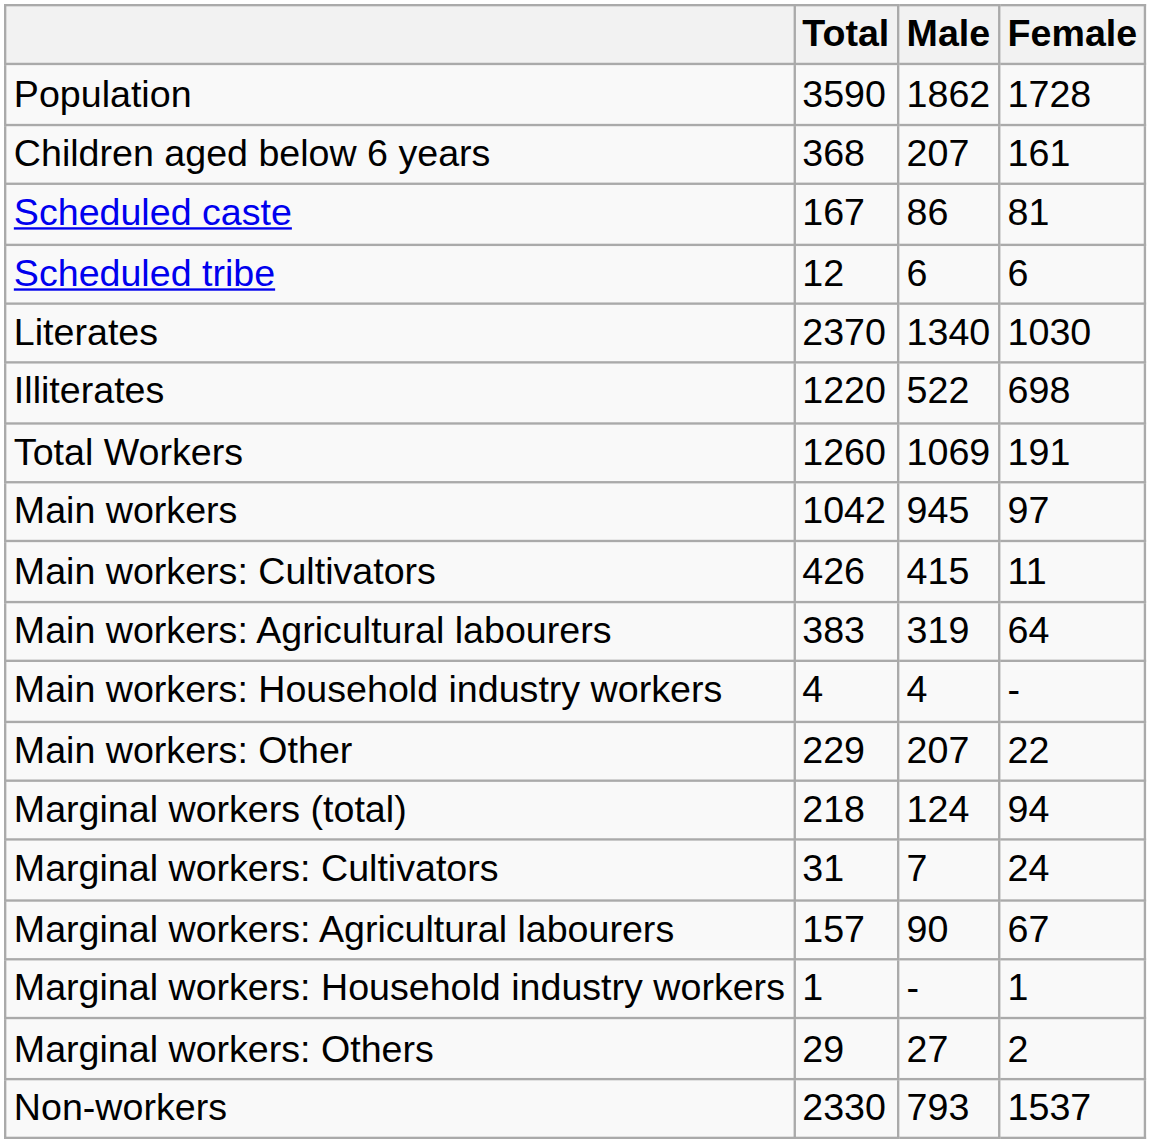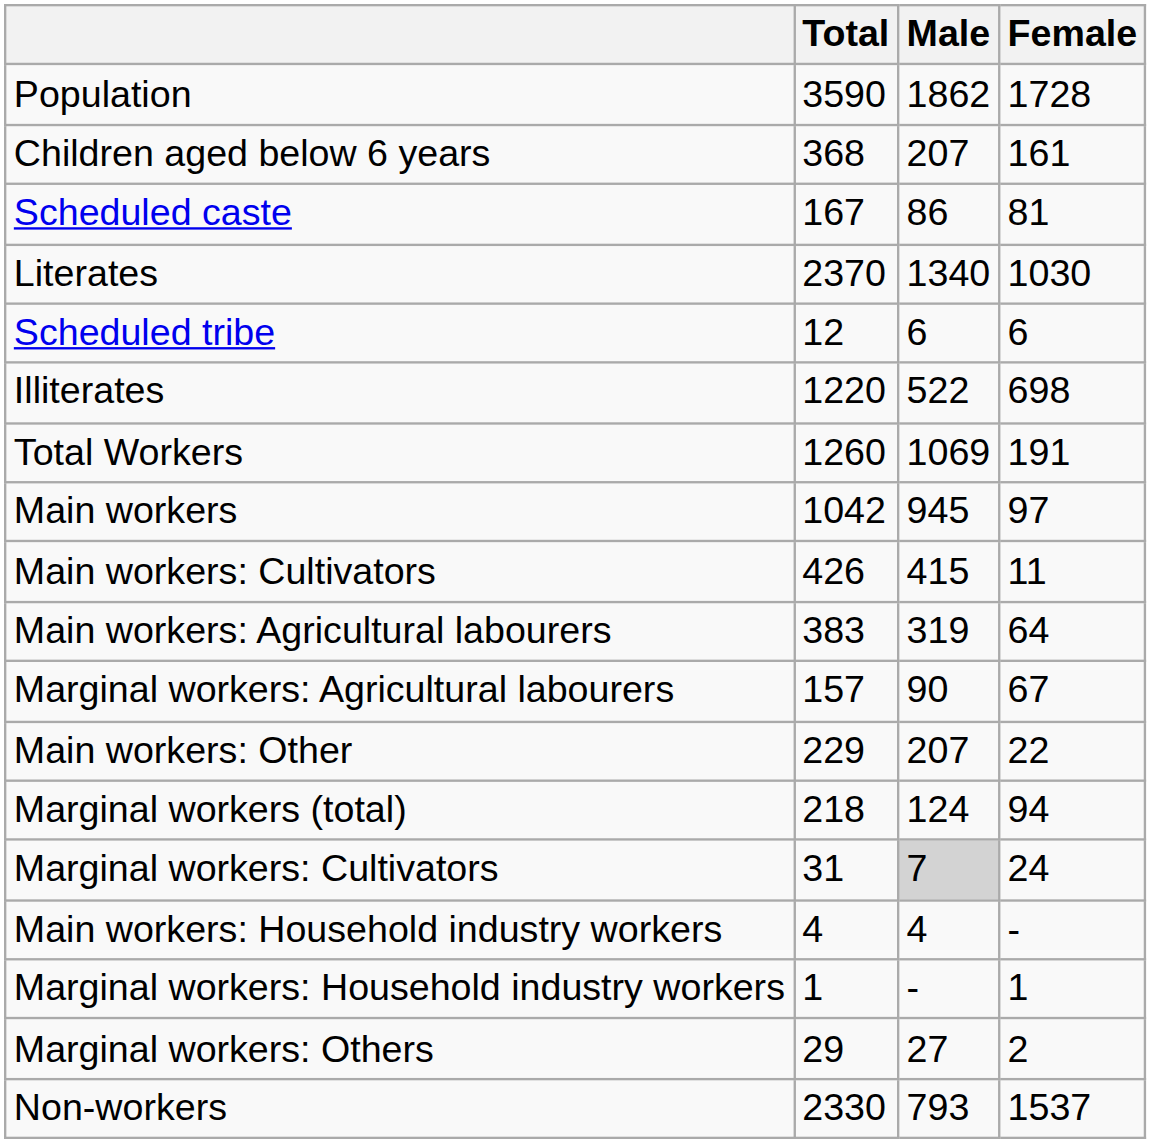rows swapped: (144, 272) <-> (86, 332)
rows swapped: (368, 690) <-> (344, 928)
(917, 869) no background -> (917, 869) lightgrey background
